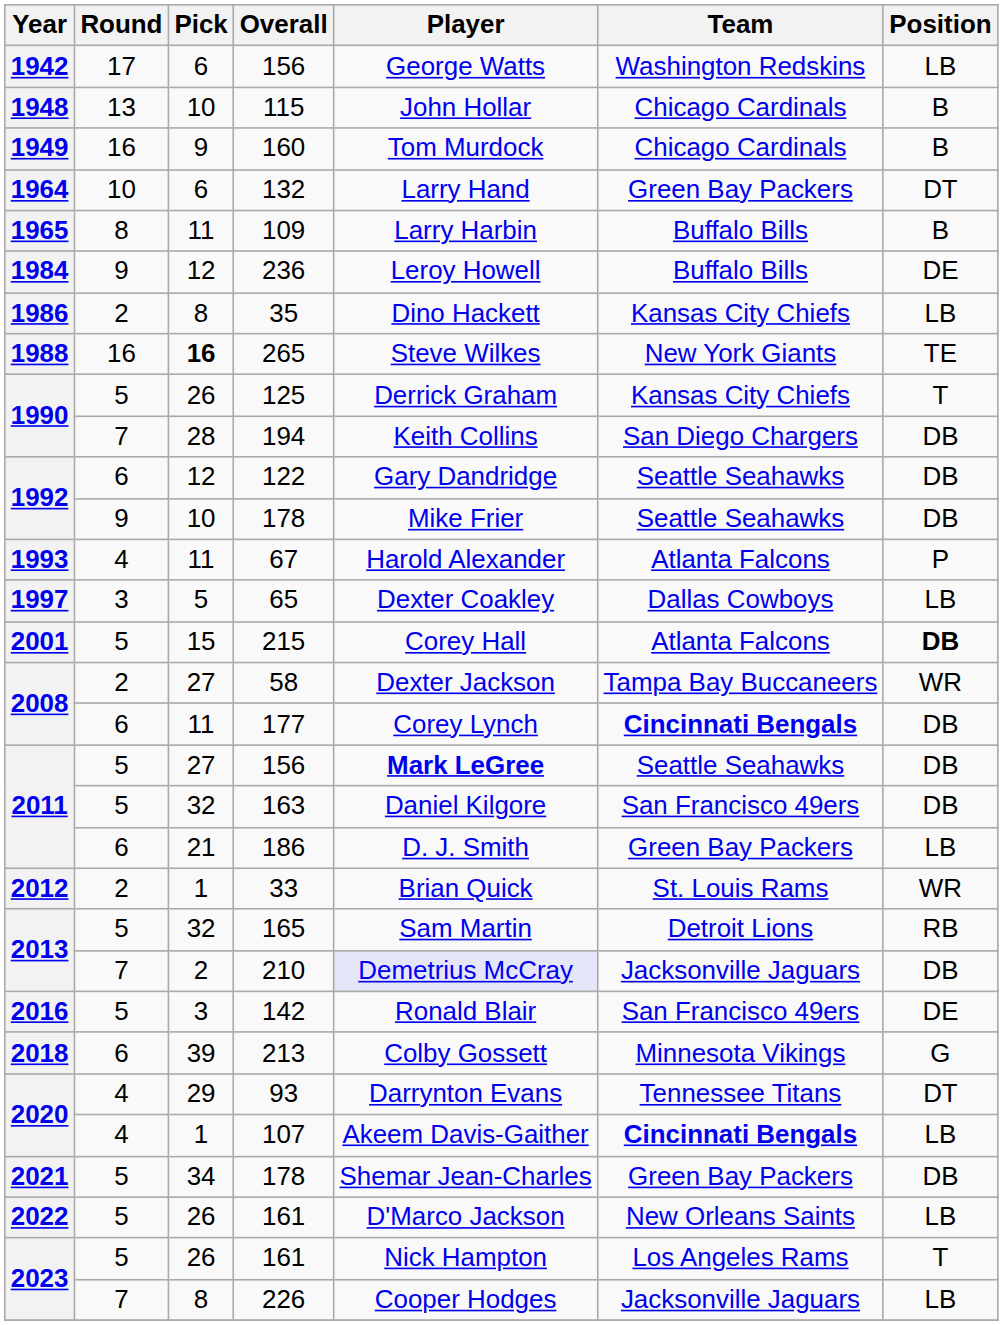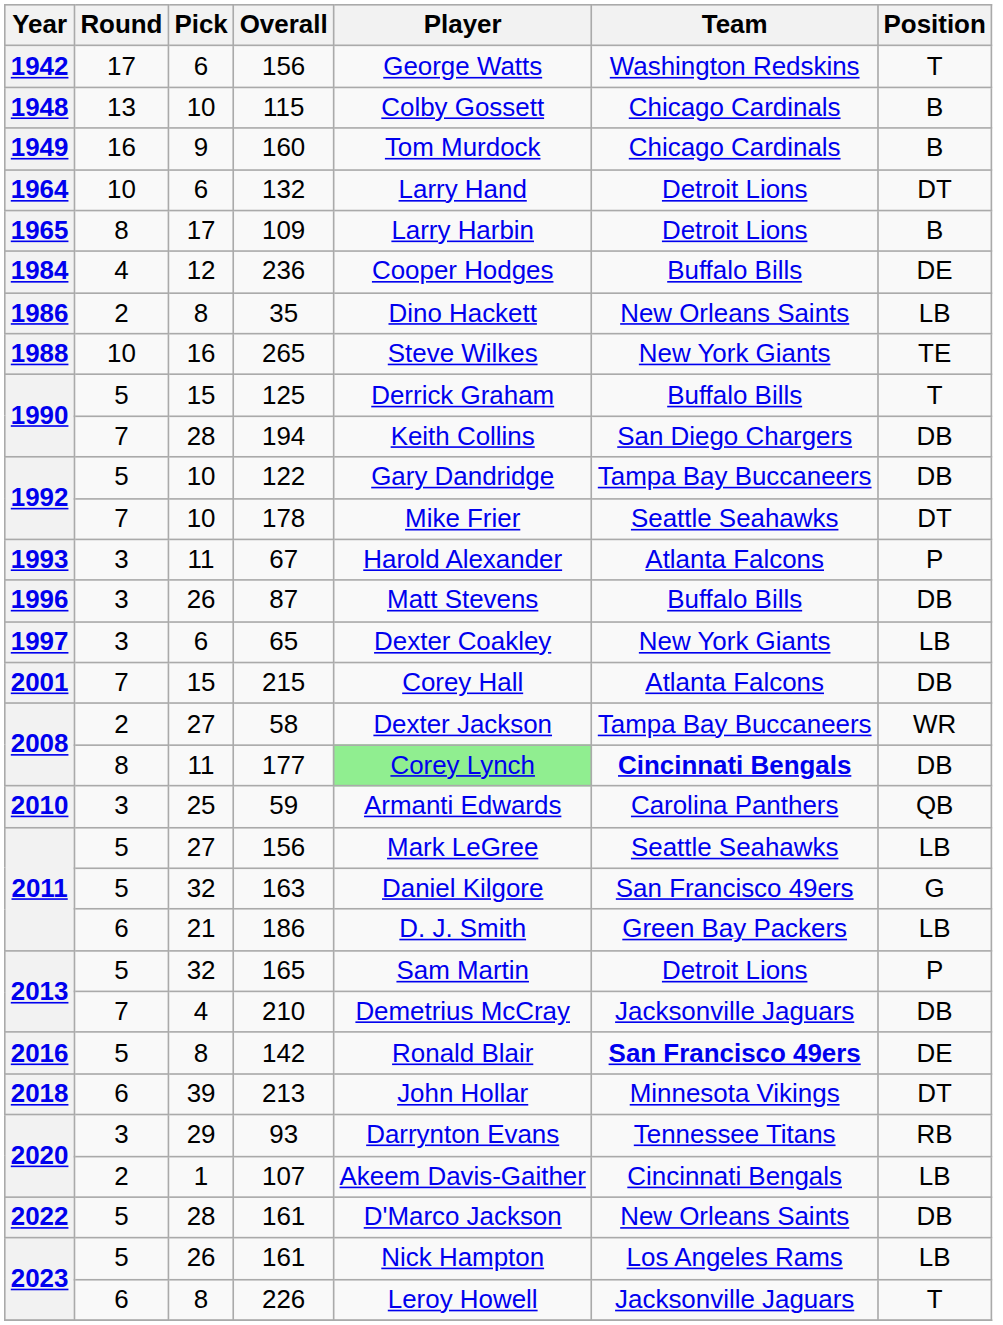(940, 66) LB -> (935, 66) T
(466, 107) John Hollar -> (463, 107) Colby Gossett
(740, 189) Green Bay Packers -> (735, 189) Detroit Lions
(201, 230) 11 -> (201, 230) 17
(740, 230) Buffalo Bills -> (735, 230) Detroit Lions
(121, 271) 9 -> (121, 271) 4
(466, 271) Leroy Howell -> (463, 271) Cooper Hodges
(740, 312) Kansas City Chiefs -> (735, 312) New Orleans Saints
(121, 353) 16 -> (121, 353) 10
(201, 353) bold -> (201, 353) normal
(201, 395) 26 -> (201, 395) 15
(740, 395) Kansas City Chiefs -> (735, 395) Buffalo Bills
(121, 477) 6 -> (121, 477) 5
(201, 477) 12 -> (201, 477) 10
(740, 477) Seattle Seahawks -> (735, 477) Tampa Bay Buccaneers
(121, 518) 9 -> (121, 518) 7
(940, 518) DB -> (935, 518) DT
(121, 559) 4 -> (121, 559) 3
+ row: (40, 600)
(201, 600) 5 -> (201, 641) 6
(740, 600) Dallas Cowboys -> (735, 641) New York Giants
(121, 641) 5 -> (121, 682) 7
(940, 641) bold -> (935, 682) normal
(121, 723) 6 -> (121, 764) 8
(466, 723) no background -> (463, 764) lightgreen background
+ row: (40, 806)
(466, 764) bold -> (463, 847) normal
(940, 764) DB -> (935, 847) LB
(940, 806) DB -> (935, 888) G
- row: (40, 888)
(940, 929) RB -> (935, 970) P
(201, 970) 2 -> (201, 1011) 4
(466, 970) lavender background -> (463, 1011) no background
(201, 1011) 3 -> (201, 1052) 8
(740, 1011) normal -> (735, 1052) bold
(466, 1052) Colby Gossett -> (463, 1093) John Hollar
(940, 1052) G -> (935, 1093) DT
(121, 1093) 4 -> (121, 1134) 3
(940, 1093) DT -> (935, 1134) RB
(121, 1134) 4 -> (121, 1176) 2
(740, 1134) bold -> (735, 1176) normal
- row: (40, 1176)
(201, 1217) 26 -> (201, 1217) 28
(940, 1217) LB -> (935, 1217) DB
(940, 1258) T -> (935, 1258) LB
(121, 1299) 7 -> (121, 1299) 6
(466, 1299) Cooper Hodges -> (463, 1299) Leroy Howell
(940, 1299) LB -> (935, 1299) T
